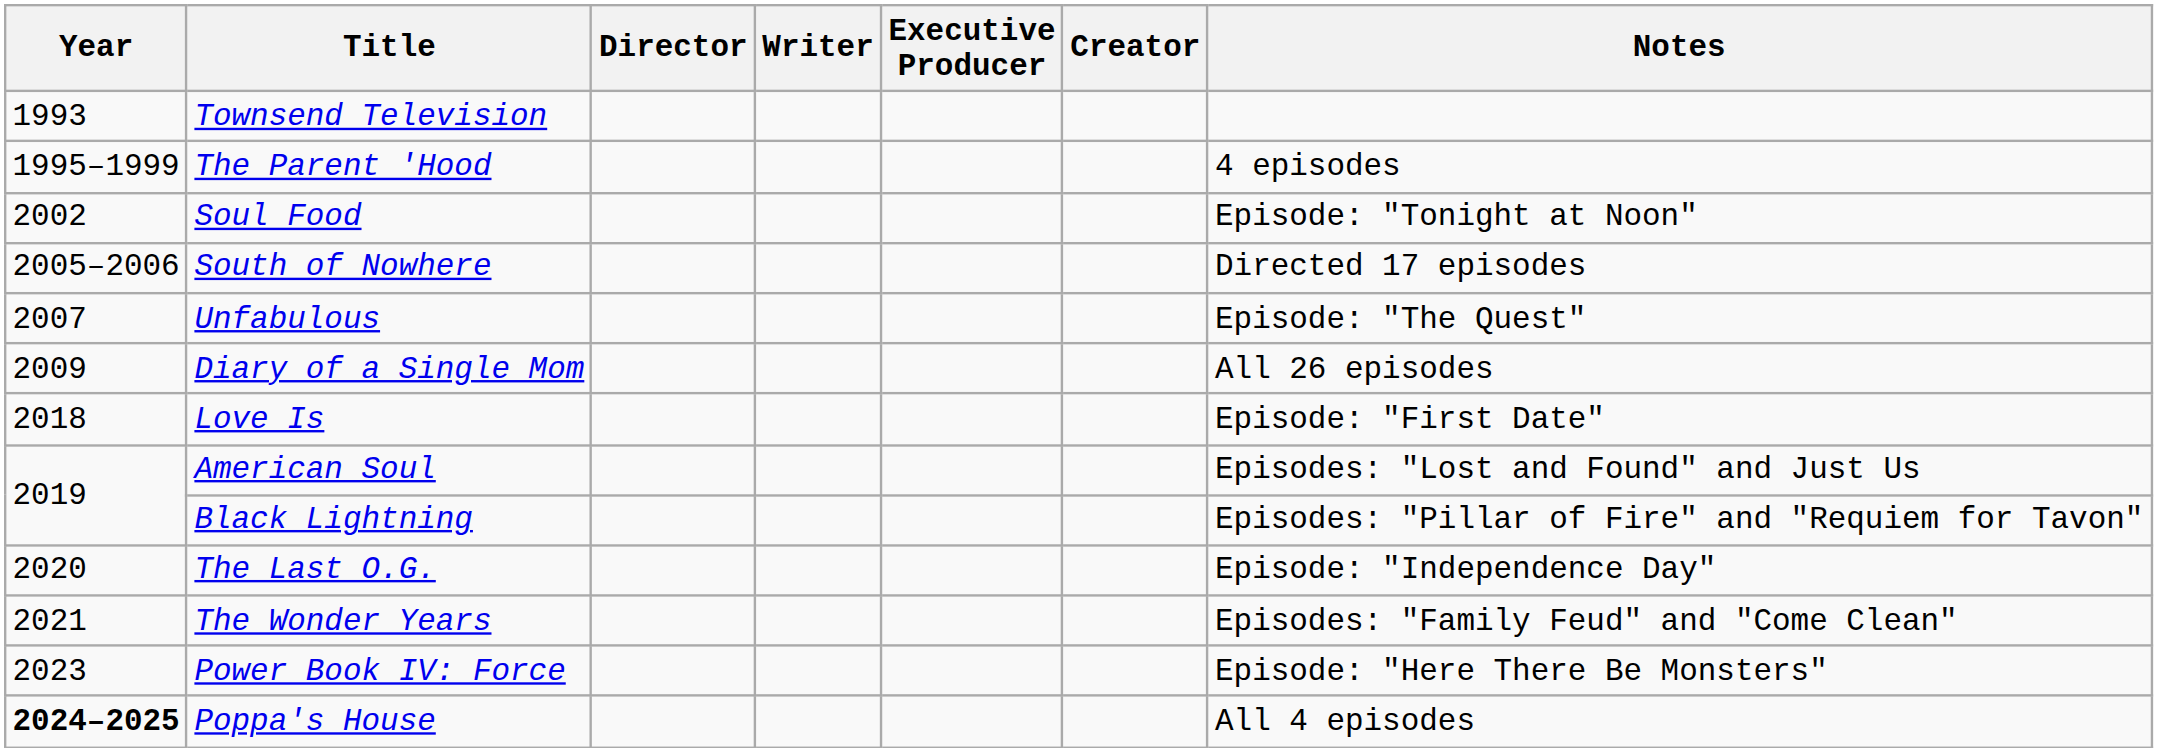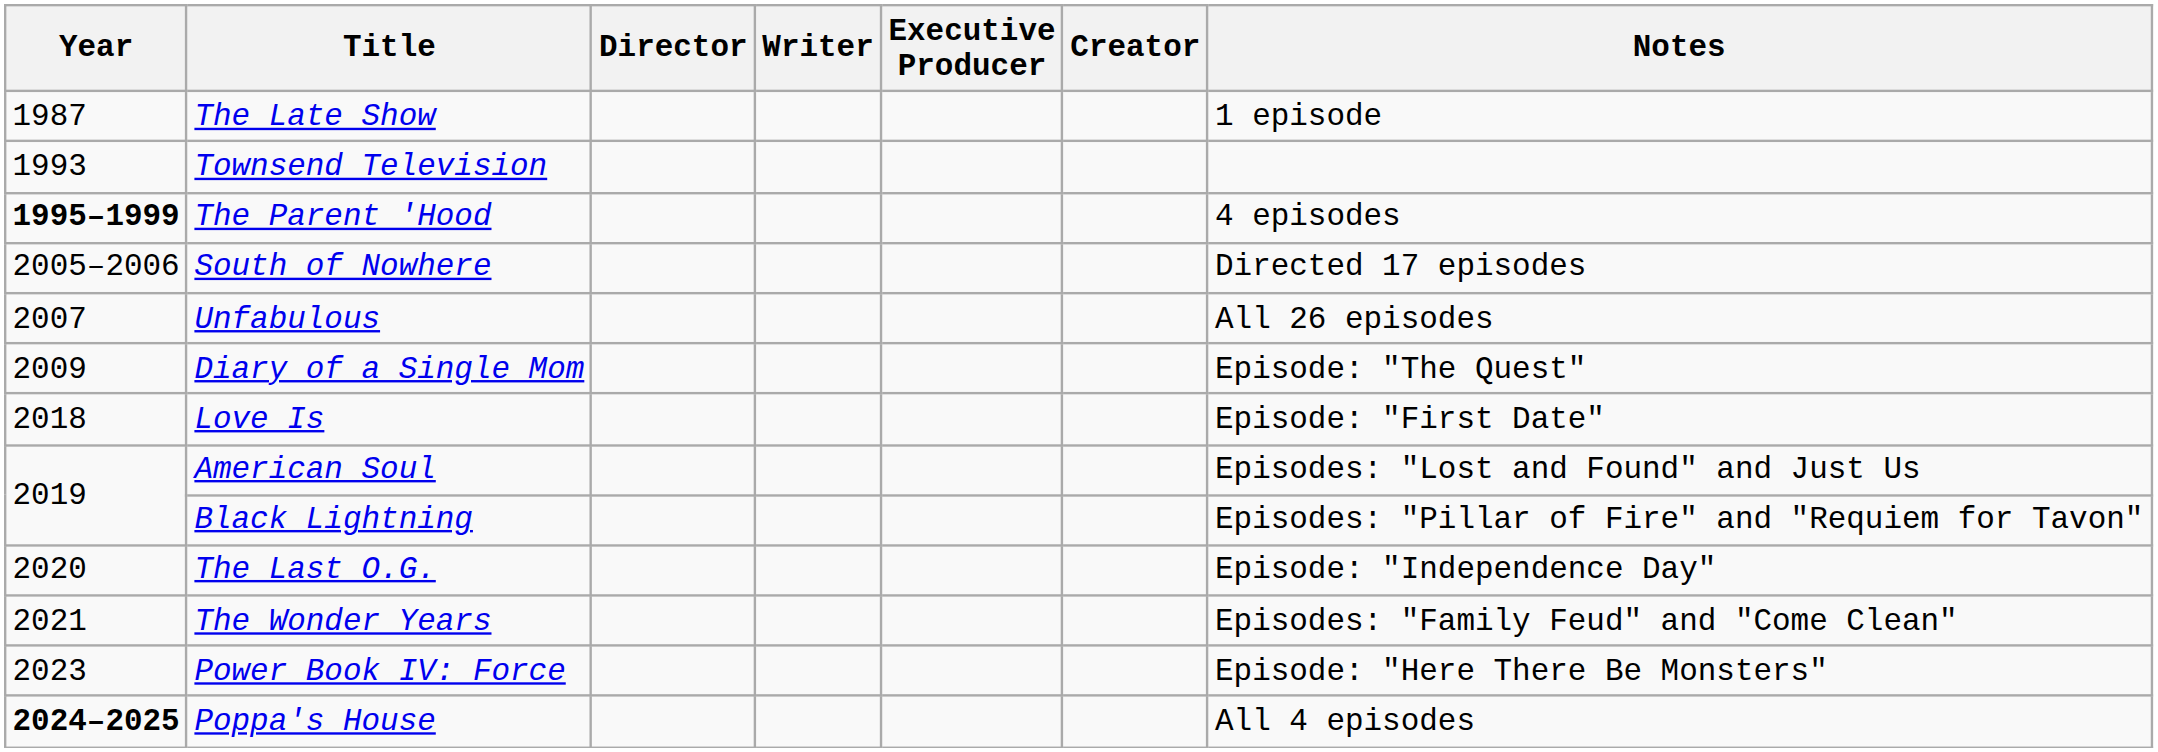+ row: (315, 117)
(96, 167) normal -> (96, 217) bold
- row: (278, 217)
(1401, 318) Episode: "The Quest" -> (1354, 318) All 26 episodes
(1354, 369) All 26 episodes -> (1401, 369) Episode: "The Quest"
